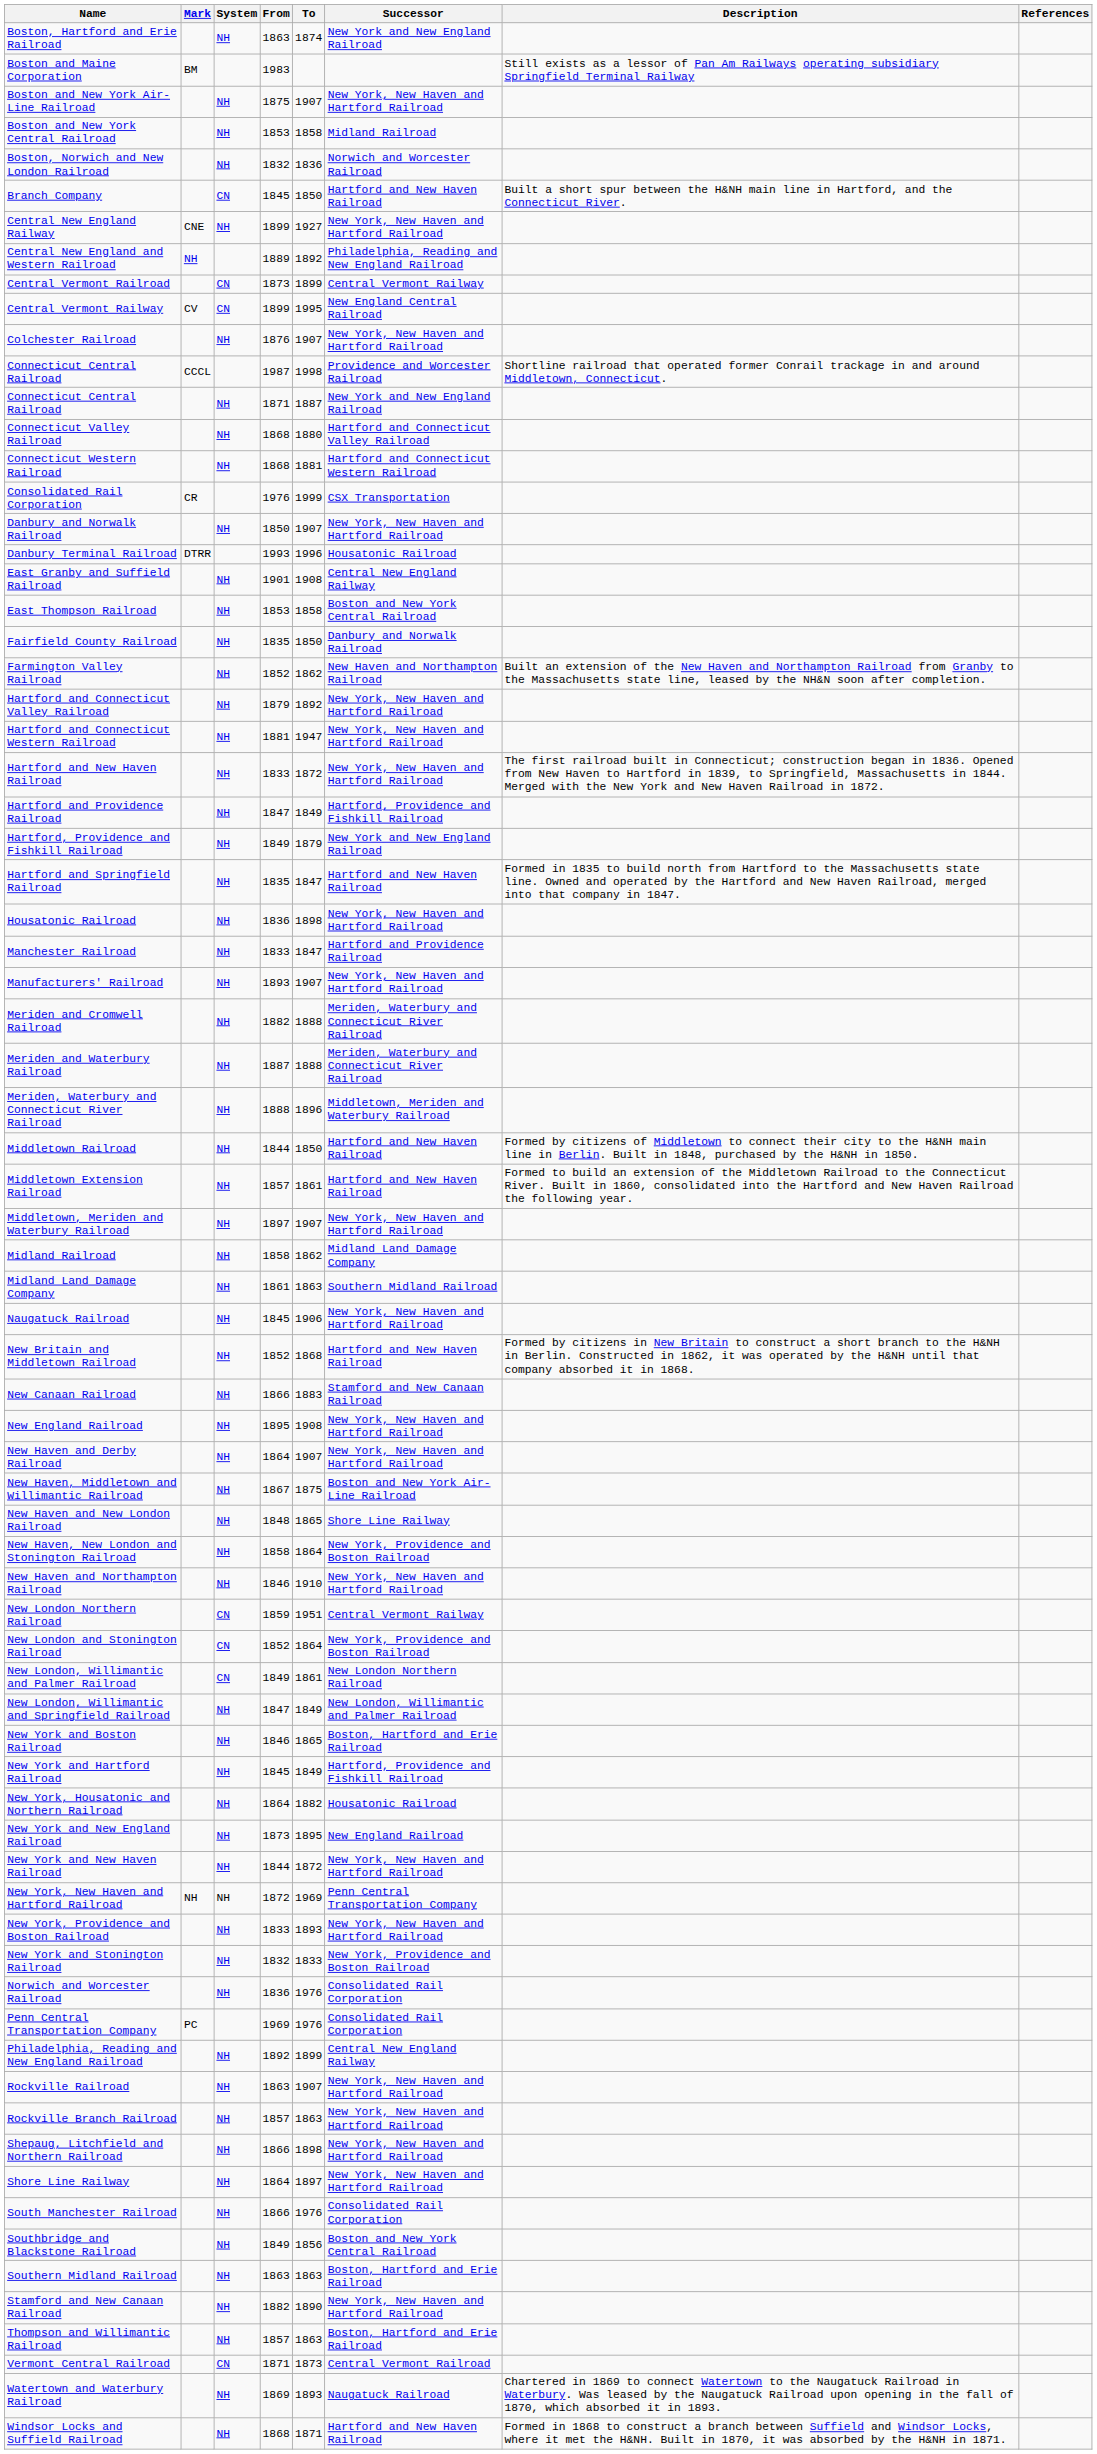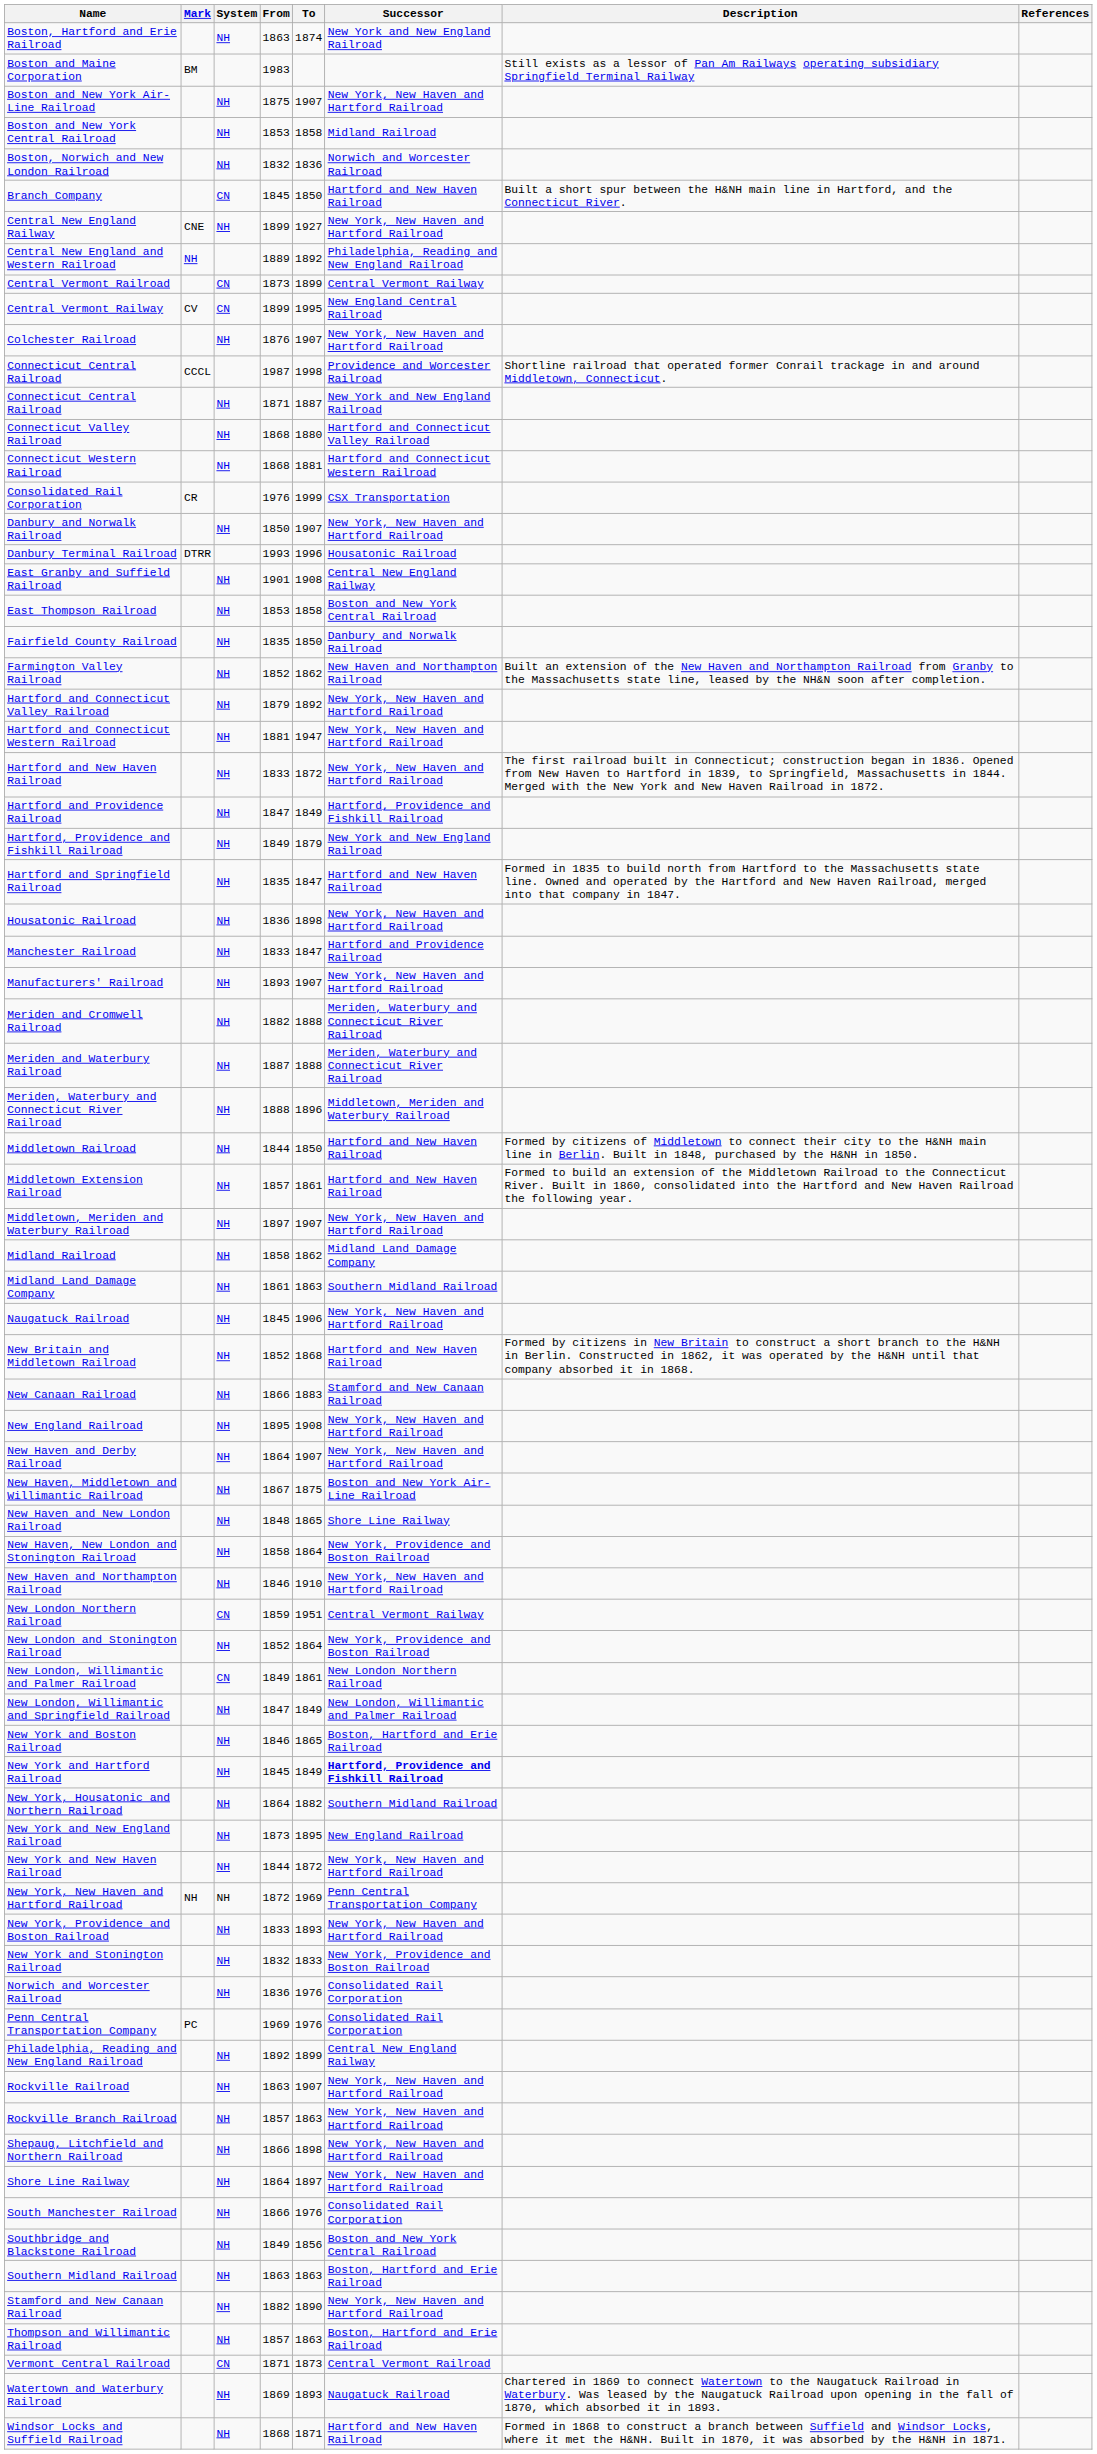(223, 1647) CN -> (223, 1647) NH
(409, 1772) normal -> (409, 1772) bold
(392, 1804) Housatonic Railroad -> (412, 1804) Southern Midland Railroad
